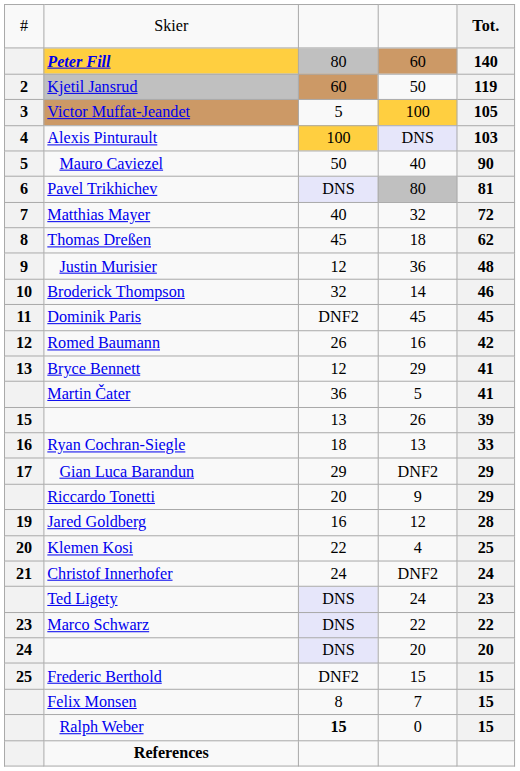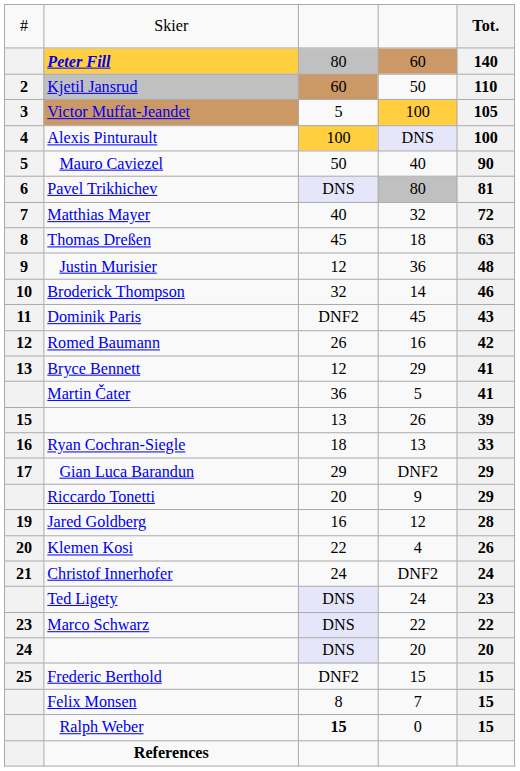(486, 86) 119 -> (486, 86) 110
(486, 138) 103 -> (486, 138) 100
(486, 240) 62 -> (486, 240) 63
(486, 317) 45 -> (486, 317) 43
(486, 548) 25 -> (486, 548) 26
